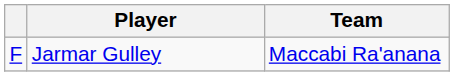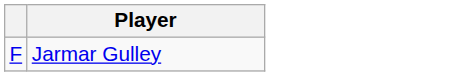- column: (357, 20)
